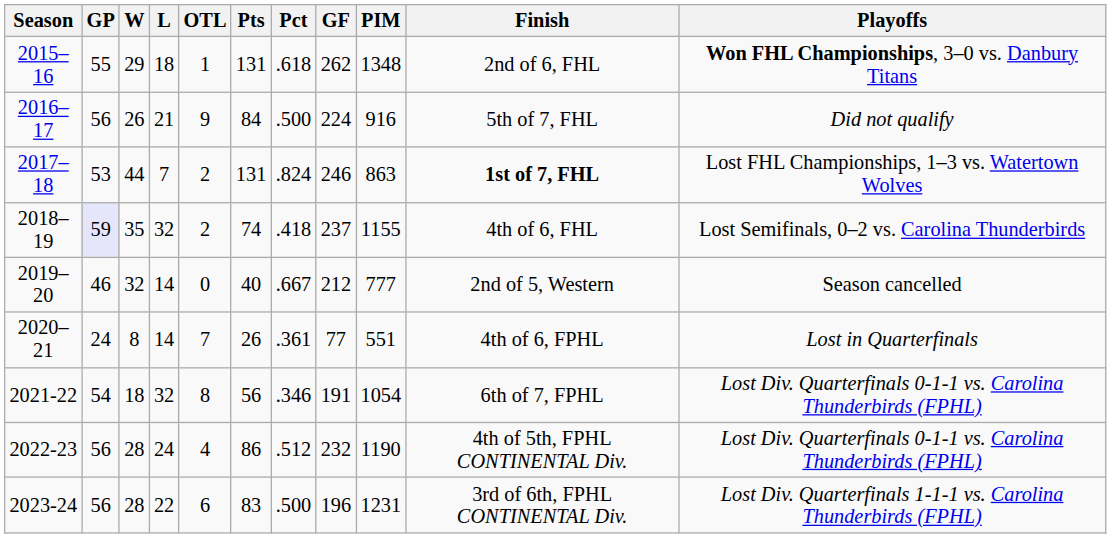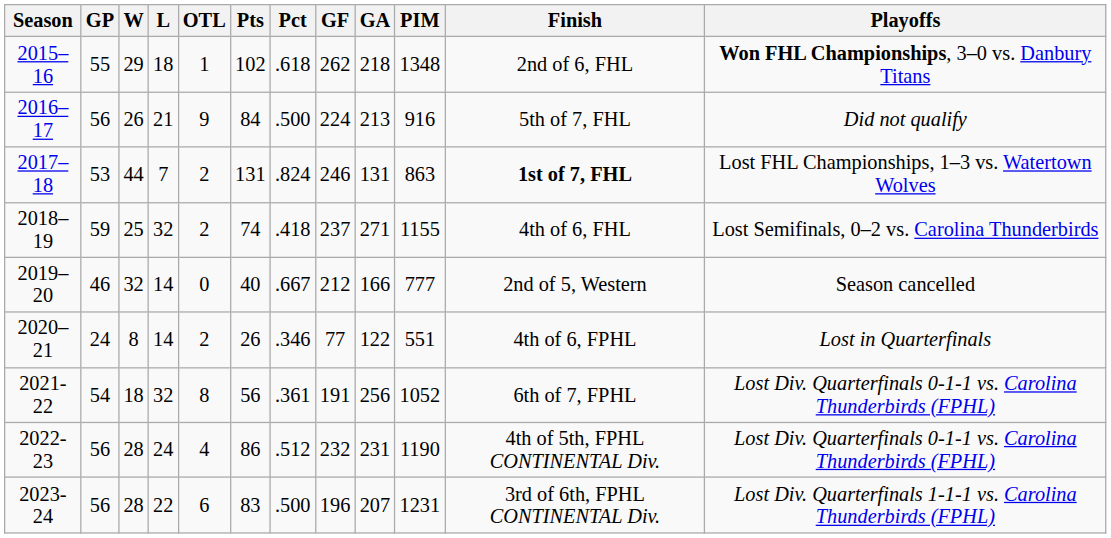+ column: (375, 20)
(251, 64) 131 -> (250, 64) 102
(101, 229) lavender background -> (100, 229) no background
(134, 229) 35 -> (134, 229) 25
(205, 339) 7 -> (204, 339) 2
(293, 339) .361 -> (293, 339) .346
(293, 394) .346 -> (293, 394) .361
(381, 394) 1054 -> (420, 394) 1052
